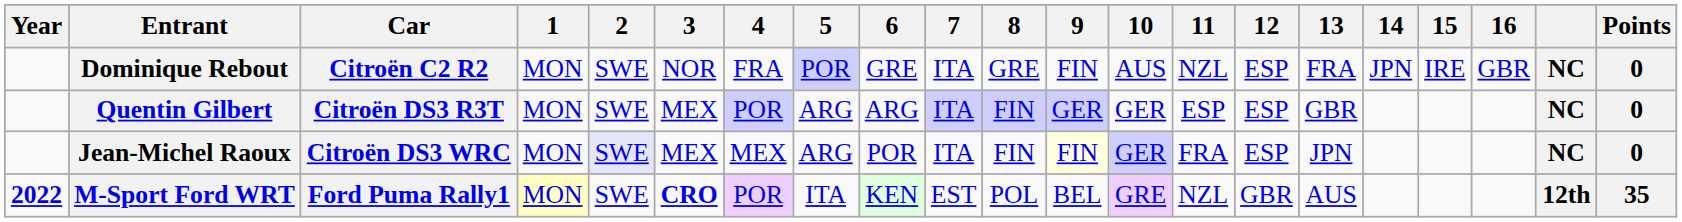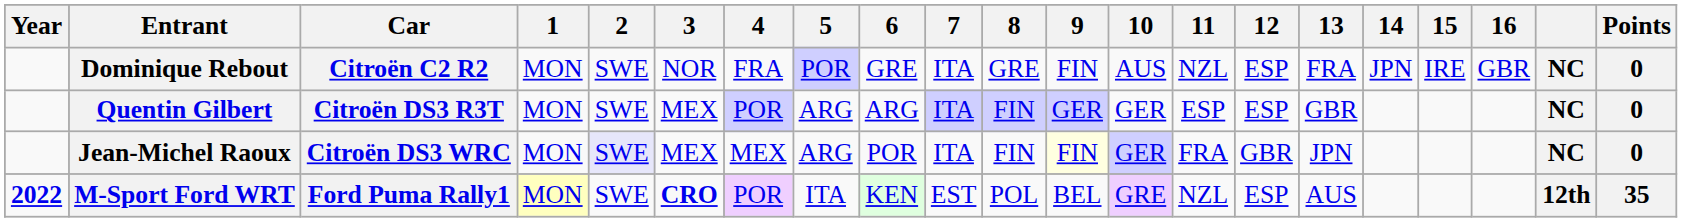(1266, 152) ESP -> (1266, 152) GBR
(1266, 195) GBR -> (1266, 195) ESP
